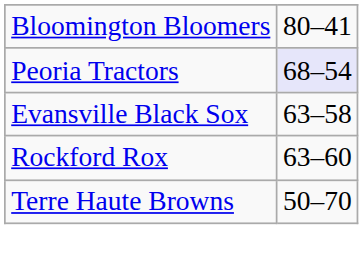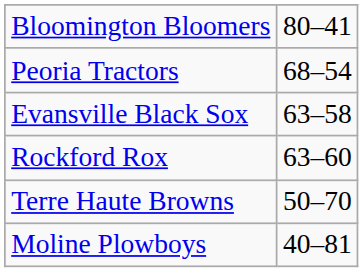(317, 69) lavender background -> (317, 69) no background
+ row: (109, 244)
